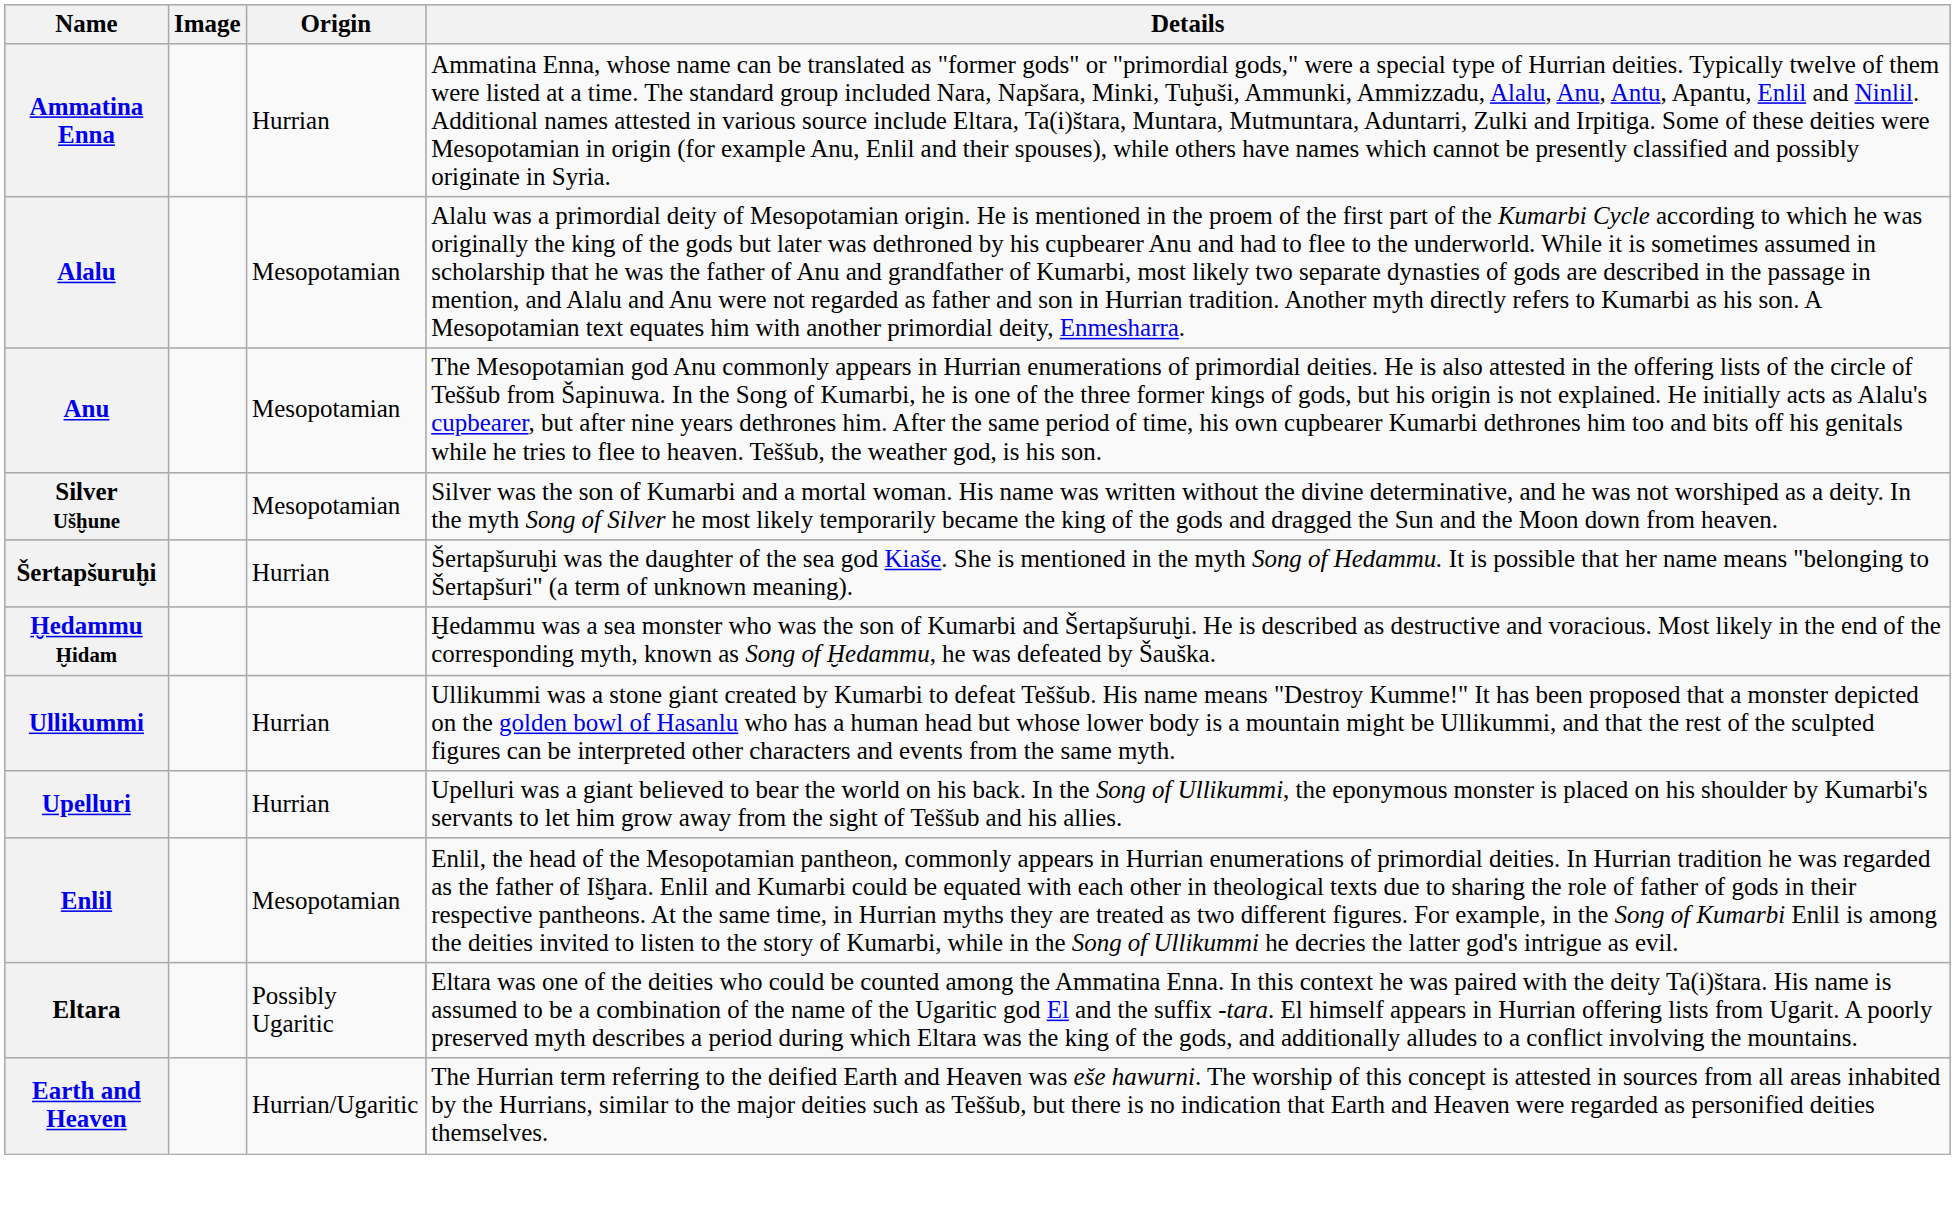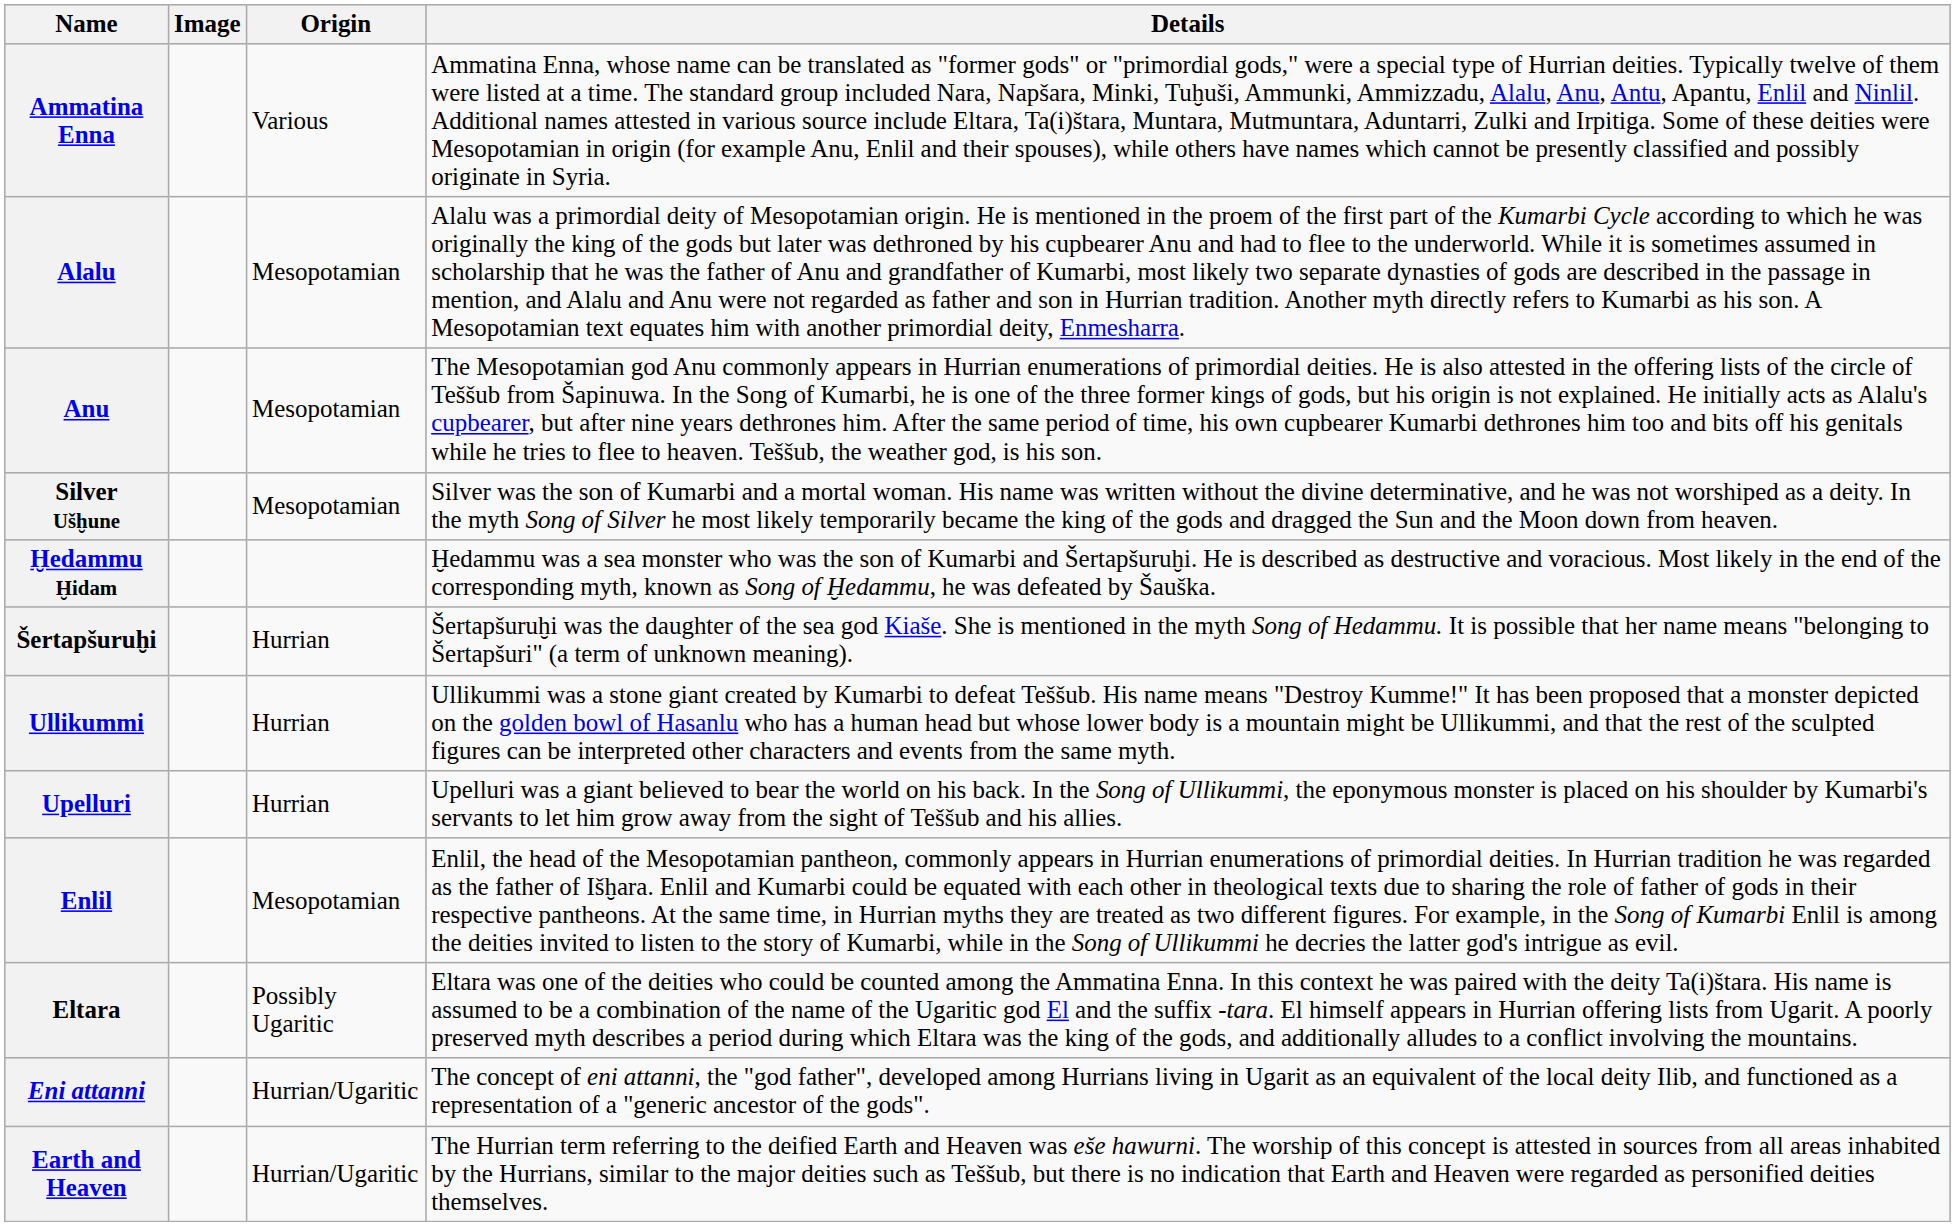(291, 120) Hurrian -> (290, 120) Various
rows swapped: (86, 640) <-> (86, 573)
+ row: (86, 1091)
